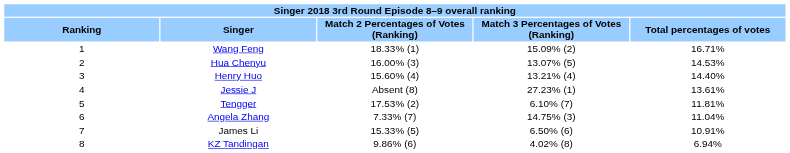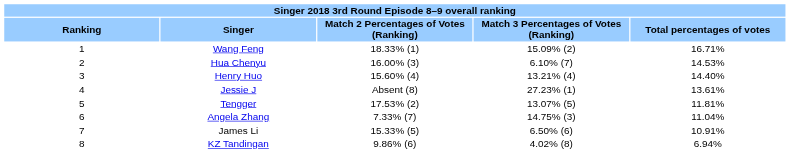(551, 62) 13.07% (5) -> (551, 62) 6.10% (7)
(551, 103) 6.10% (7) -> (551, 103) 13.07% (5)
